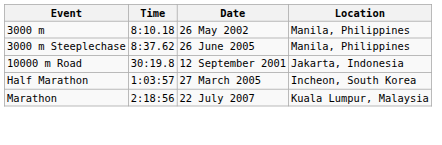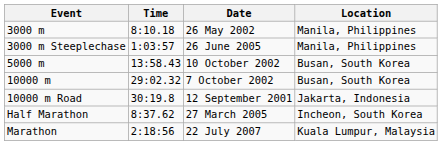(153, 47) 8:37.62 -> (153, 47) 1:03:57
+ row: (26, 64)
+ row: (29, 81)
(153, 81) 1:03:57 -> (153, 115) 8:37.62
